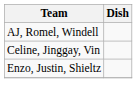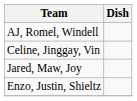+ row: (44, 68)
